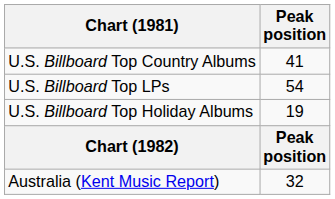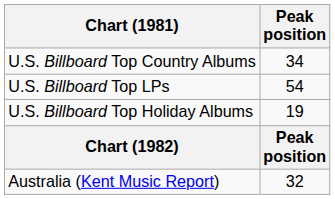(295, 61) 41 -> (295, 61) 34
